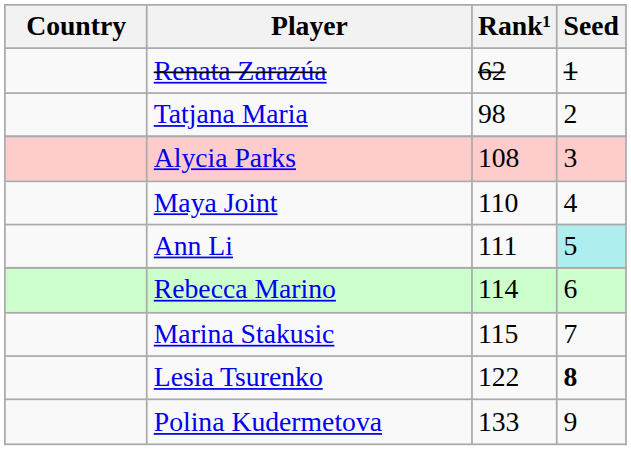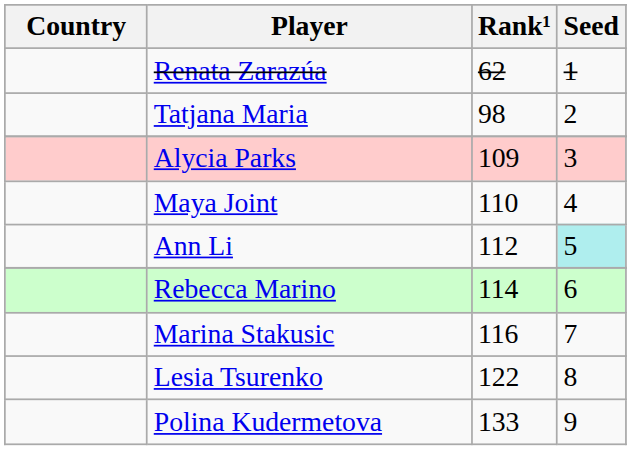(499, 158) 108 -> (499, 158) 109
(498, 245) 111 -> (498, 245) 112
(498, 333) 115 -> (498, 333) 116
(571, 377) bold -> (571, 377) normal
